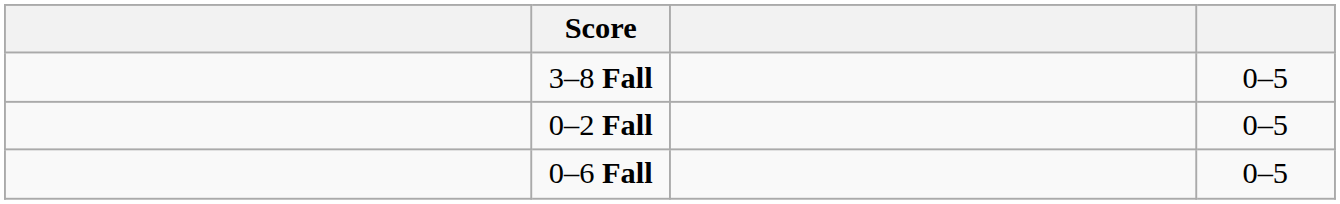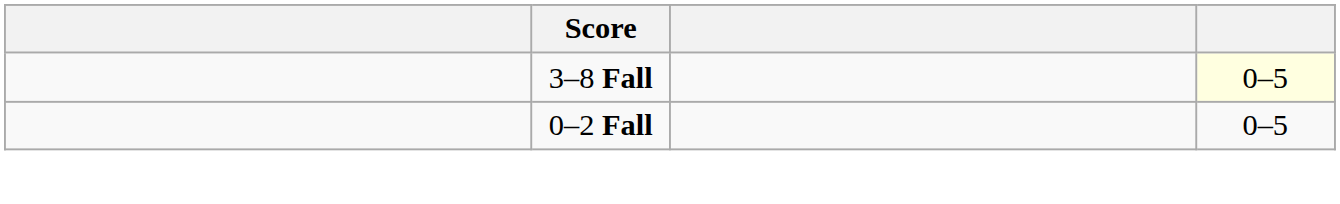(1265, 76) no background -> (1265, 76) lightyellow background
- row: (601, 173)
